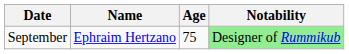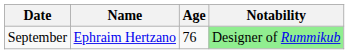(189, 37) 75 -> (189, 37) 76
